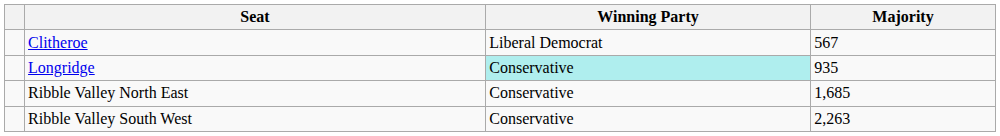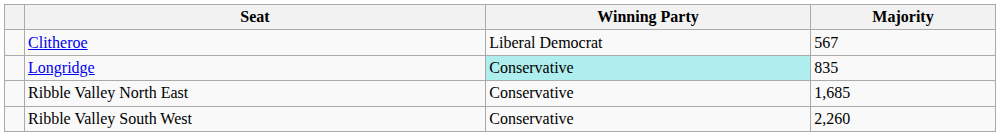(826, 67) 935 -> (826, 67) 835
(832, 118) 2,263 -> (832, 118) 2,260
